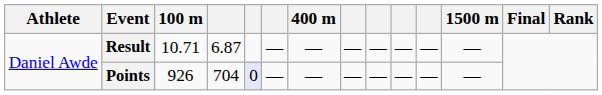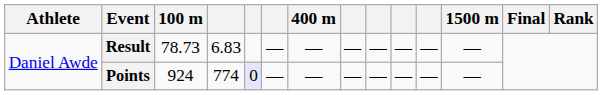(181, 47) 10.71 -> (181, 47) 78.73
(226, 47) 6.87 -> (226, 47) 6.83
(180, 76) 926 -> (180, 76) 924
(226, 76) 704 -> (226, 76) 774
